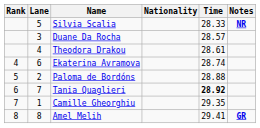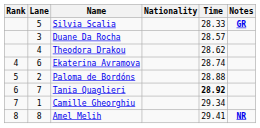(241, 24) NR -> (241, 24) GR
(213, 50) 28.61 -> (213, 50) 28.62
(213, 103) 29.35 -> (213, 103) 29.34
(241, 116) GR -> (241, 116) NR
